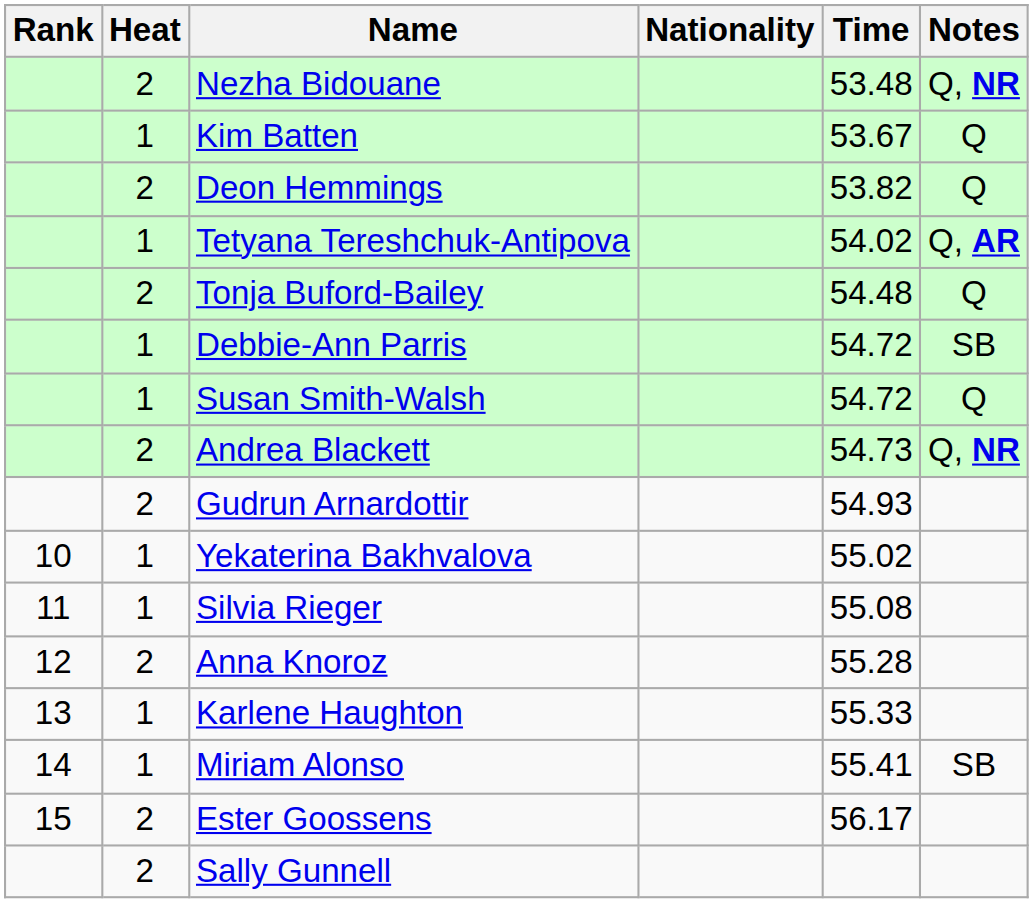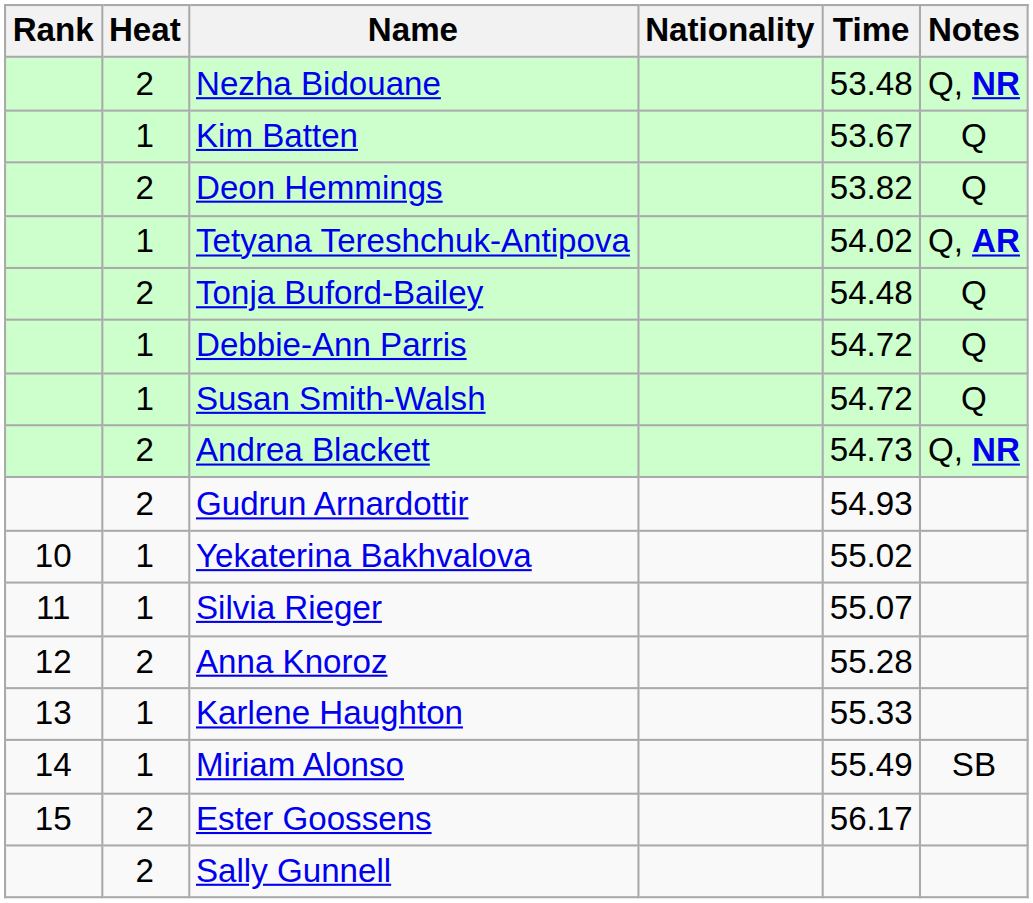(974, 345) SB -> (974, 345) Q
(871, 608) 55.08 -> (871, 608) 55.07
(871, 766) 55.41 -> (871, 766) 55.49
